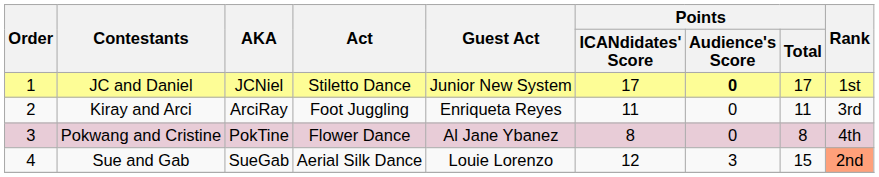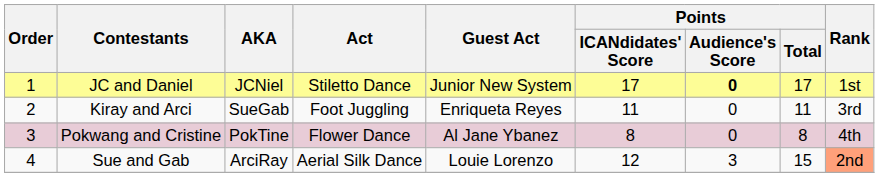(259, 110) ArciRay -> (259, 110) SueGab
(259, 160) SueGab -> (259, 160) ArciRay
